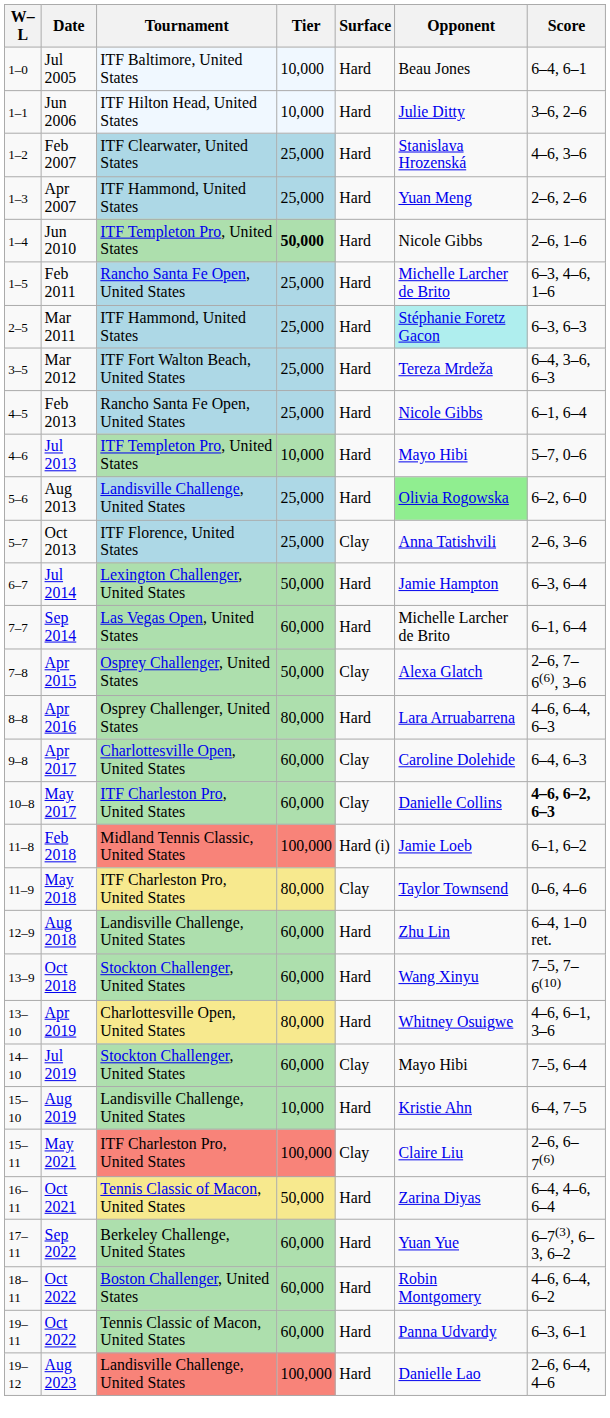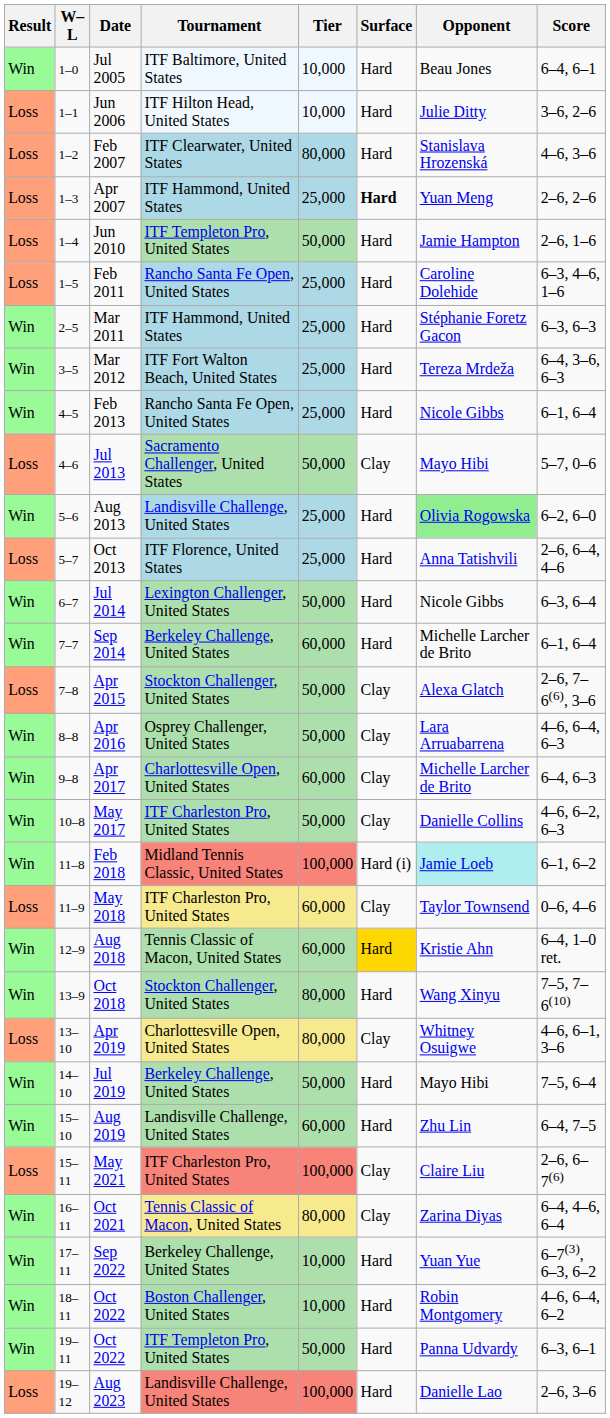+ column: (30, 25)
(302, 154) 25,000 -> (323, 154) 80,000
(355, 197) normal -> (379, 197) bold
(302, 240) bold -> (323, 240) normal
(440, 240) Nicole Gibbs -> (470, 240) Jamie Hampton
(453, 283) Michelle Larcher de Brito -> (449, 283) Caroline Dolehide
(452, 326) paleturquoise background -> (473, 326) no background
(186, 455) ITF Templeton Pro, United States -> (204, 464) Sacramento Challenger, United States
(302, 455) 10,000 -> (323, 464) 50,000
(355, 455) Hard -> (375, 464) Clay
(354, 541) Clay -> (376, 559) Hard
(559, 541) 2–6, 3–6 -> (570, 559) 2–6, 6–4, 4–6
(448, 584) Jamie Hampton -> (462, 602) Nicole Gibbs
(177, 627) Las Vegas Open, United States -> (209, 644) Berkeley Challenge, United States
(185, 672) Osprey Challenger, United States -> (211, 690) Stockton Challenger, United States
(302, 717) 80,000 -> (323, 735) 50,000
(355, 717) Hard -> (375, 735) Clay
(457, 760) Caroline Dolehide -> (474, 778) Michelle Larcher de Brito
(302, 803) 60,000 -> (323, 821) 50,000
(561, 803) bold -> (570, 821) normal
(435, 846) no background -> (456, 863) paleturquoise background
(302, 889) 80,000 -> (323, 906) 60,000
(172, 932) Landisville Challenge, United States -> (213, 949) Tennis Classic of Macon, United States
(355, 932) no background -> (376, 949) gold background
(424, 932) Zhu Lin -> (456, 949) Kristie Ahn
(302, 977) 60,000 -> (323, 994) 80,000
(355, 1022) Hard -> (375, 1040) Clay
(167, 1065) Stockton Challenger, United States -> (209, 1082) Berkeley Challenge, United States
(302, 1065) 60,000 -> (323, 1082) 50,000
(354, 1065) Clay -> (376, 1082) Hard
(302, 1108) 10,000 -> (323, 1125) 60,000
(435, 1108) Kristie Ahn -> (445, 1125) Zhu Lin
(302, 1198) 50,000 -> (323, 1216) 80,000
(355, 1198) Hard -> (375, 1216) Clay
(302, 1243) 60,000 -> (323, 1261) 10,000
(302, 1288) 60,000 -> (323, 1306) 10,000
(181, 1331) Tennis Classic of Macon, United States -> (207, 1349) ITF Templeton Pro, United States
(302, 1331) 60,000 -> (323, 1349) 50,000
(561, 1374) 2–6, 6–4, 4–6 -> (568, 1392) 2–6, 3–6
